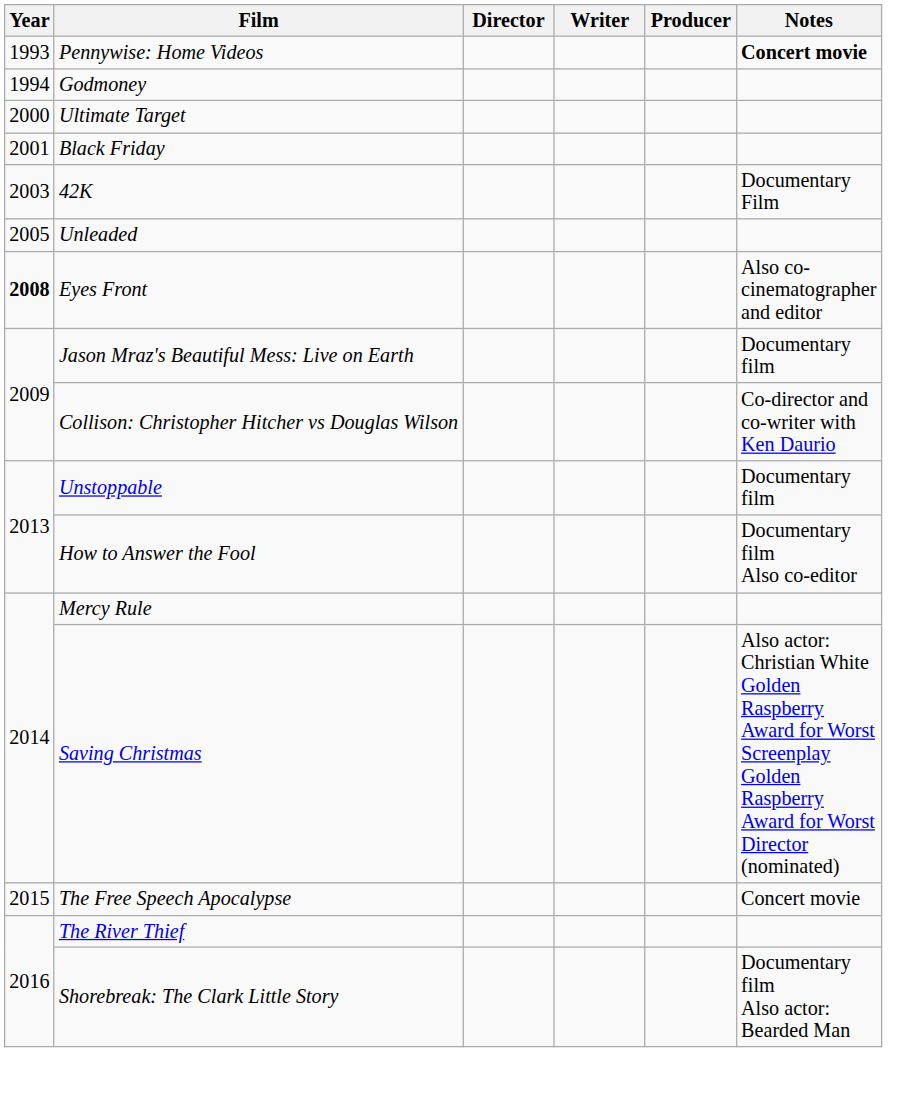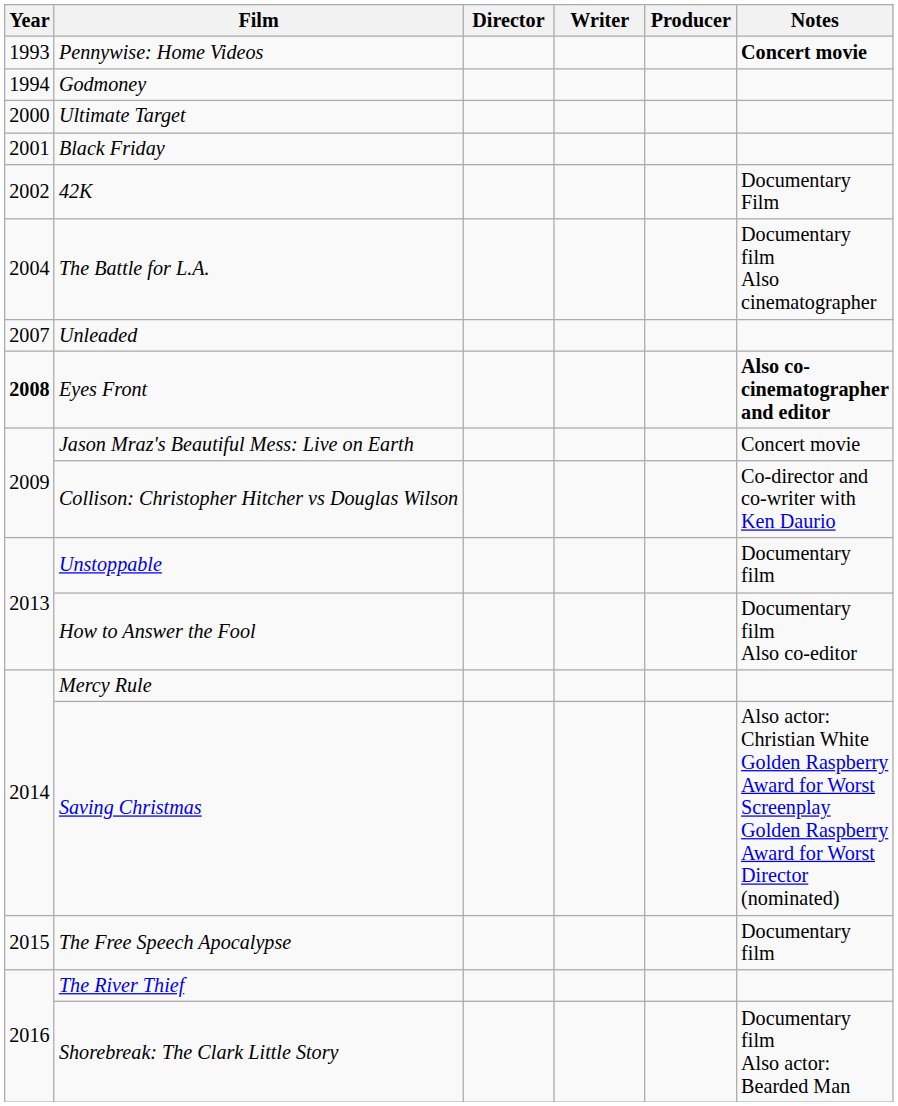(29, 191) 2003 -> (29, 191) 2002
+ row: (134, 269)
(29, 235) 2005 -> (29, 335) 2007
(809, 289) normal -> (815, 389) bold
(796, 355) Documentary film -> (801, 444) Concert movie
(801, 899) Concert movie -> (796, 942) Documentary film
